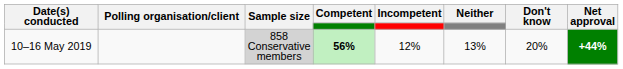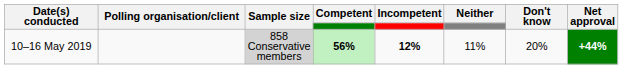(409, 46) normal -> (409, 46) bold
(475, 46) 13% -> (475, 46) 11%
